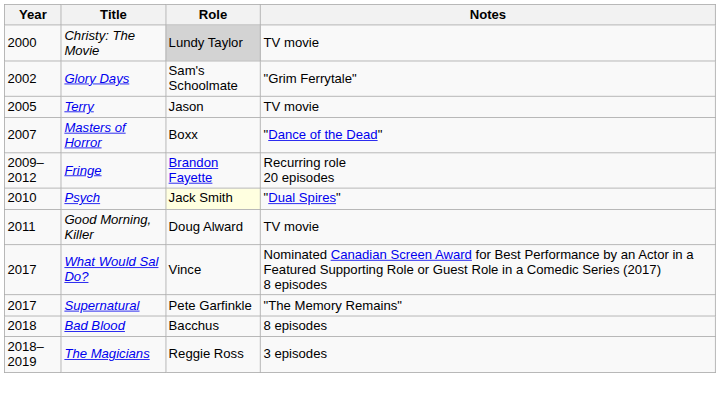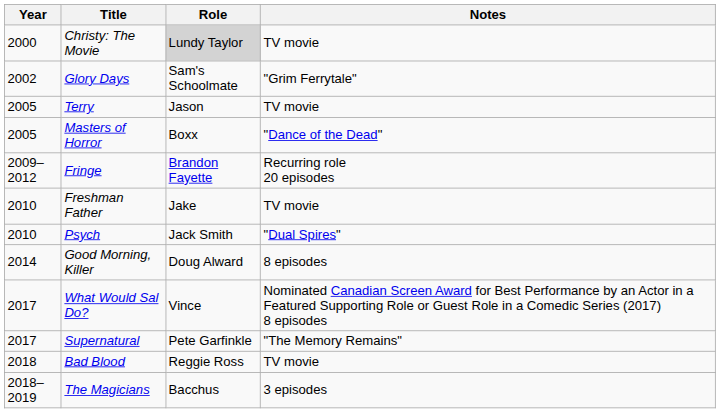(22, 135) 2007 -> (22, 135) 2005
+ row: (94, 206)
(201, 198) lightyellow background -> (201, 234) no background
(22, 226) 2011 -> (22, 262) 2014
(291, 226) TV movie -> (295, 262) 8 episodes
(194, 326) Bacchus -> (206, 361) Reggie Ross
(295, 326) 8 episodes -> (291, 361) TV movie
(206, 354) Reggie Ross -> (194, 390) Bacchus
